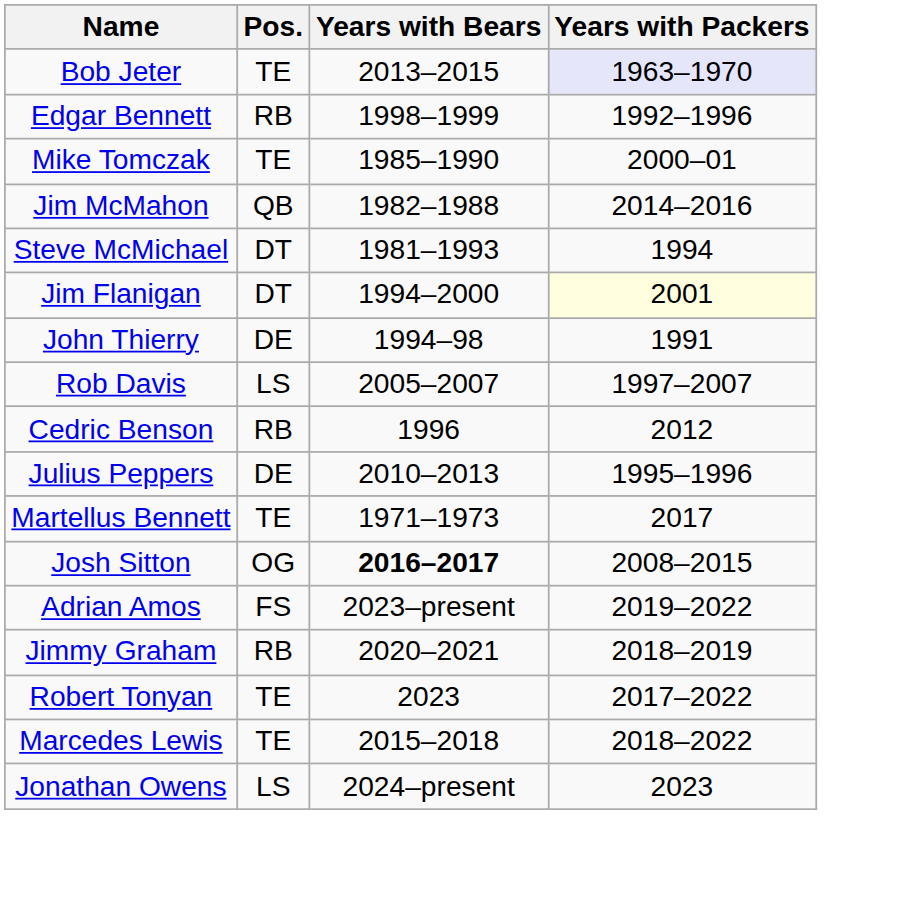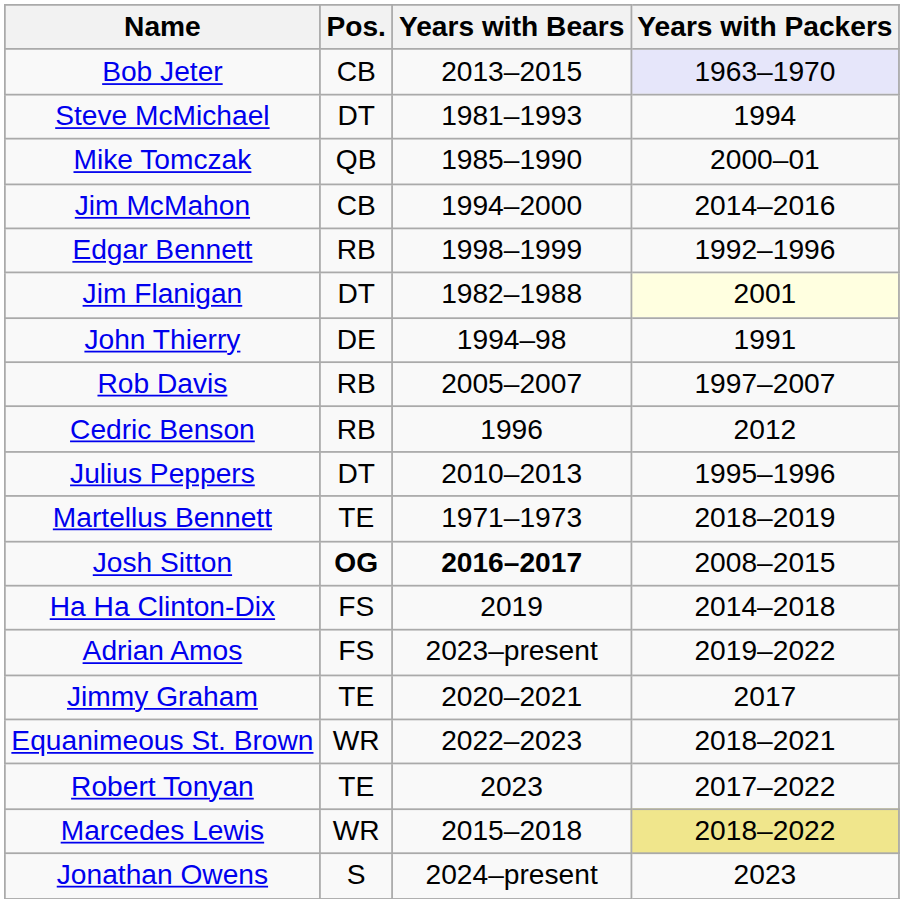(273, 71) TE -> (356, 71) CB
rows swapped: (121, 250) <-> (121, 116)
(273, 160) TE -> (356, 160) QB
(273, 205) QB -> (356, 205) CB
(429, 205) 1982–1988 -> (512, 205) 1994–2000
(429, 294) 1994–2000 -> (512, 294) 1982–1988
(273, 384) LS -> (356, 384) RB
(273, 473) DE -> (356, 473) DT
(682, 518) 2017 -> (765, 518) 2018–2019
(273, 562) normal -> (356, 562) bold
+ row: (162, 607)
(273, 652) RB -> (356, 696) TE
(682, 652) 2018–2019 -> (765, 696) 2017
+ row: (162, 741)
(273, 741) TE -> (356, 830) WR
(682, 741) no background -> (765, 830) khaki background
(273, 786) LS -> (356, 875) S
